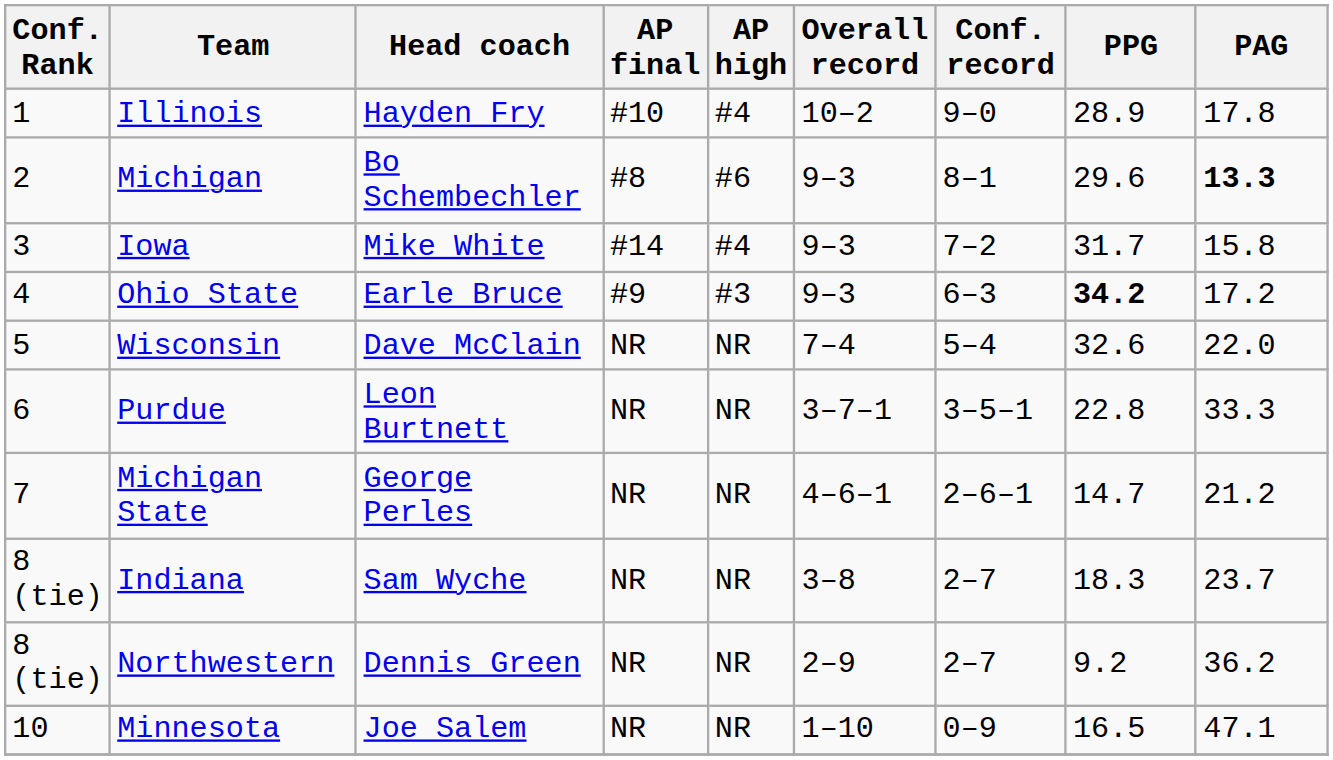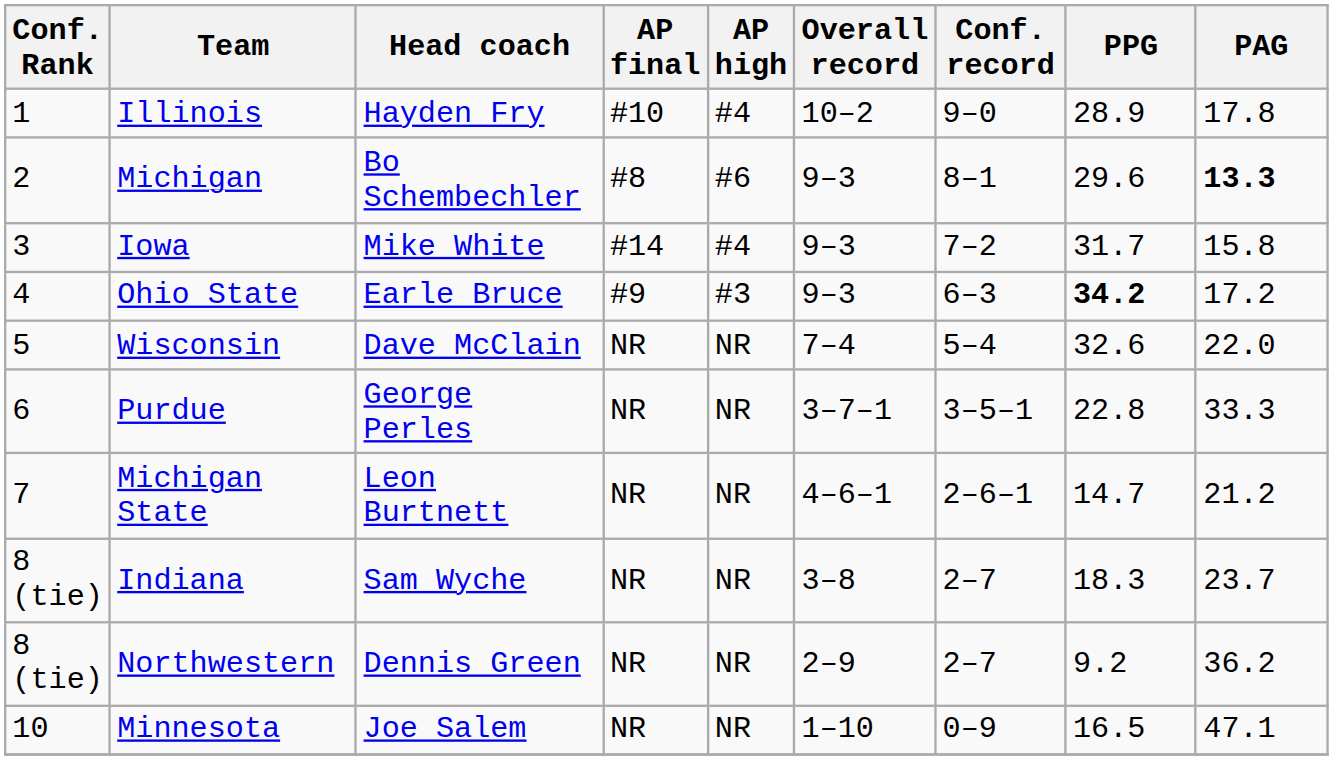(436, 412) Leon Burtnett -> (418, 412) George Perles
(418, 496) George Perles -> (436, 496) Leon Burtnett
